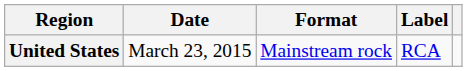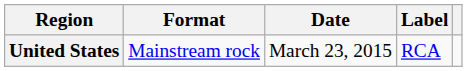columns swapped: (190, 19) <-> (326, 19)
